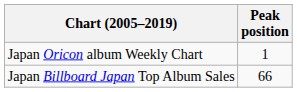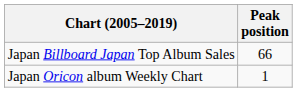rows swapped: (105, 53) <-> (121, 76)
